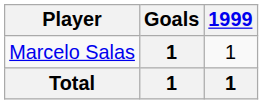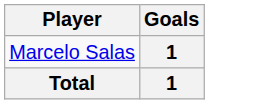- column: (230, 20)
